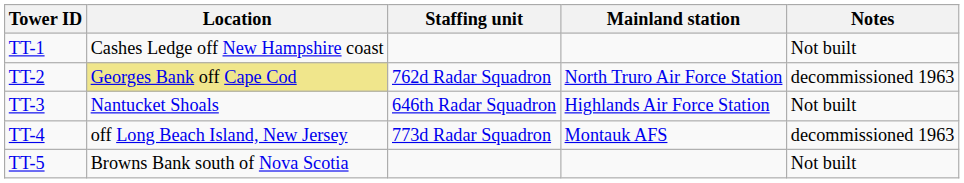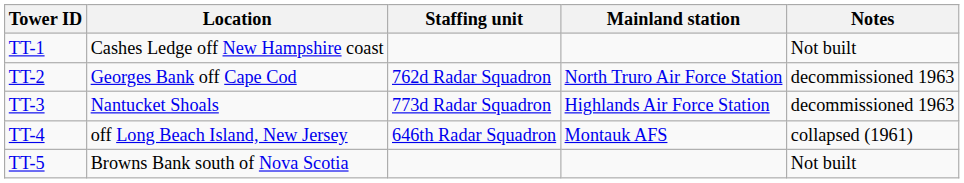(194, 76) khaki background -> (194, 76) no background
(474, 105) 646th Radar Squadron -> (472, 105) 773d Radar Squadron
(824, 105) Not built -> (873, 105) decommissioned 1963
(472, 134) 773d Radar Squadron -> (474, 134) 646th Radar Squadron
(873, 134) decommissioned 1963 -> (852, 134) collapsed (1961)
